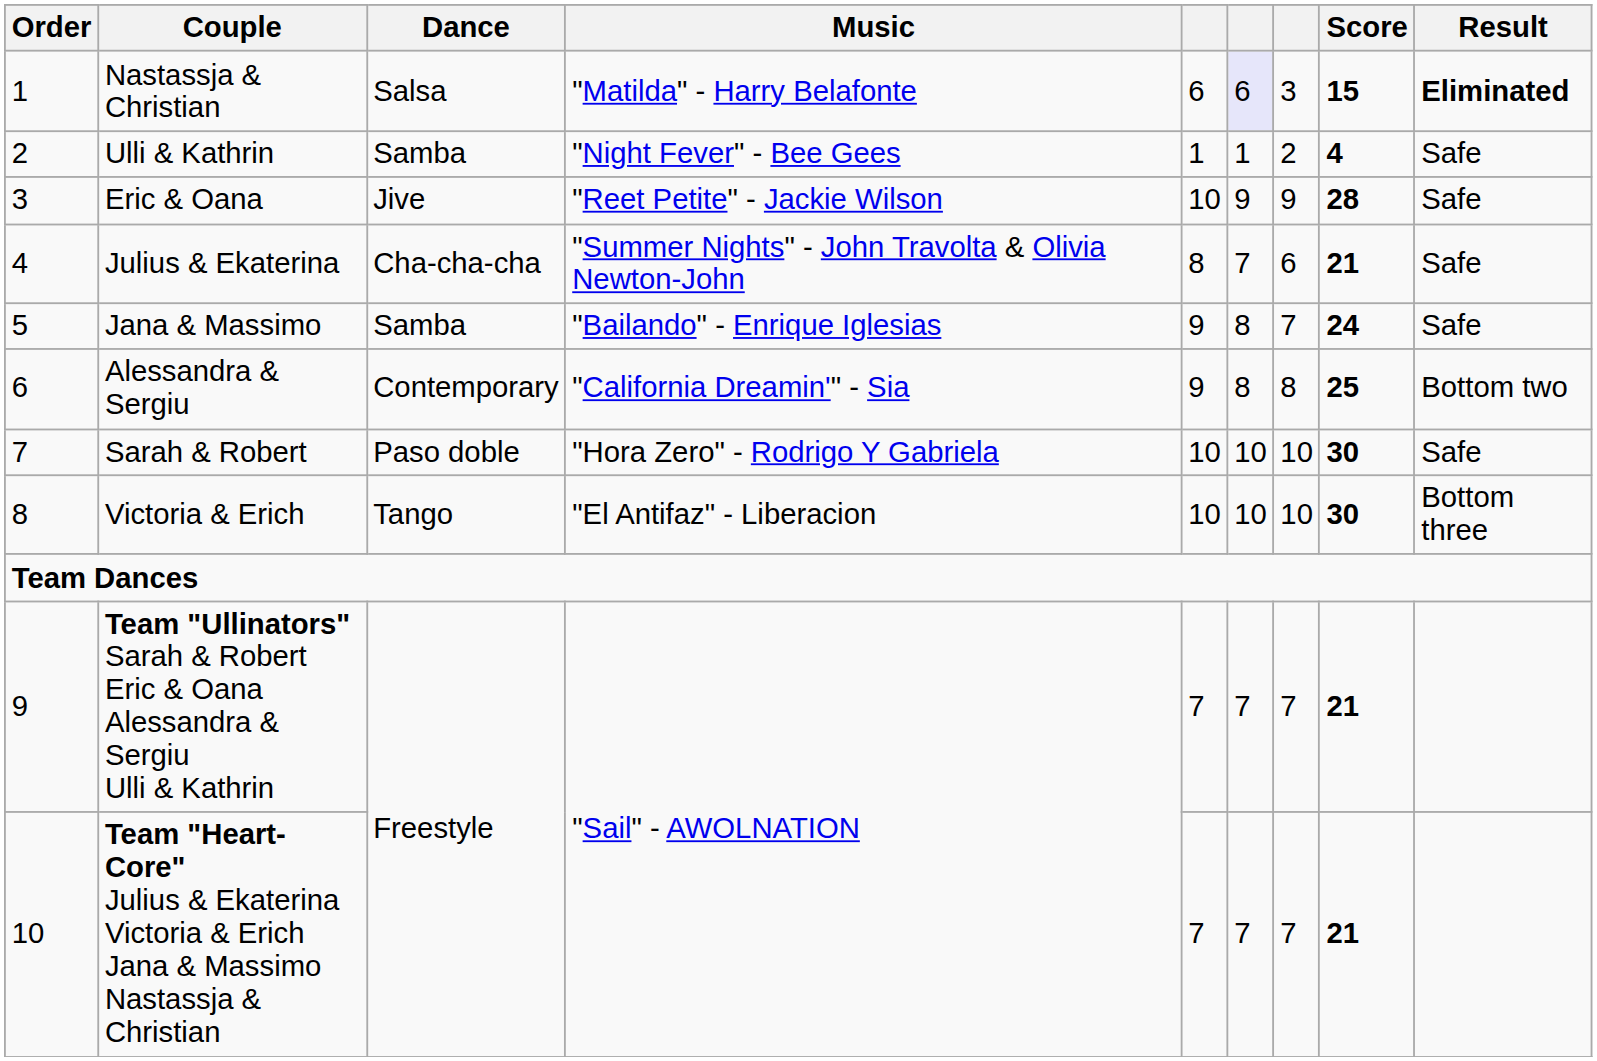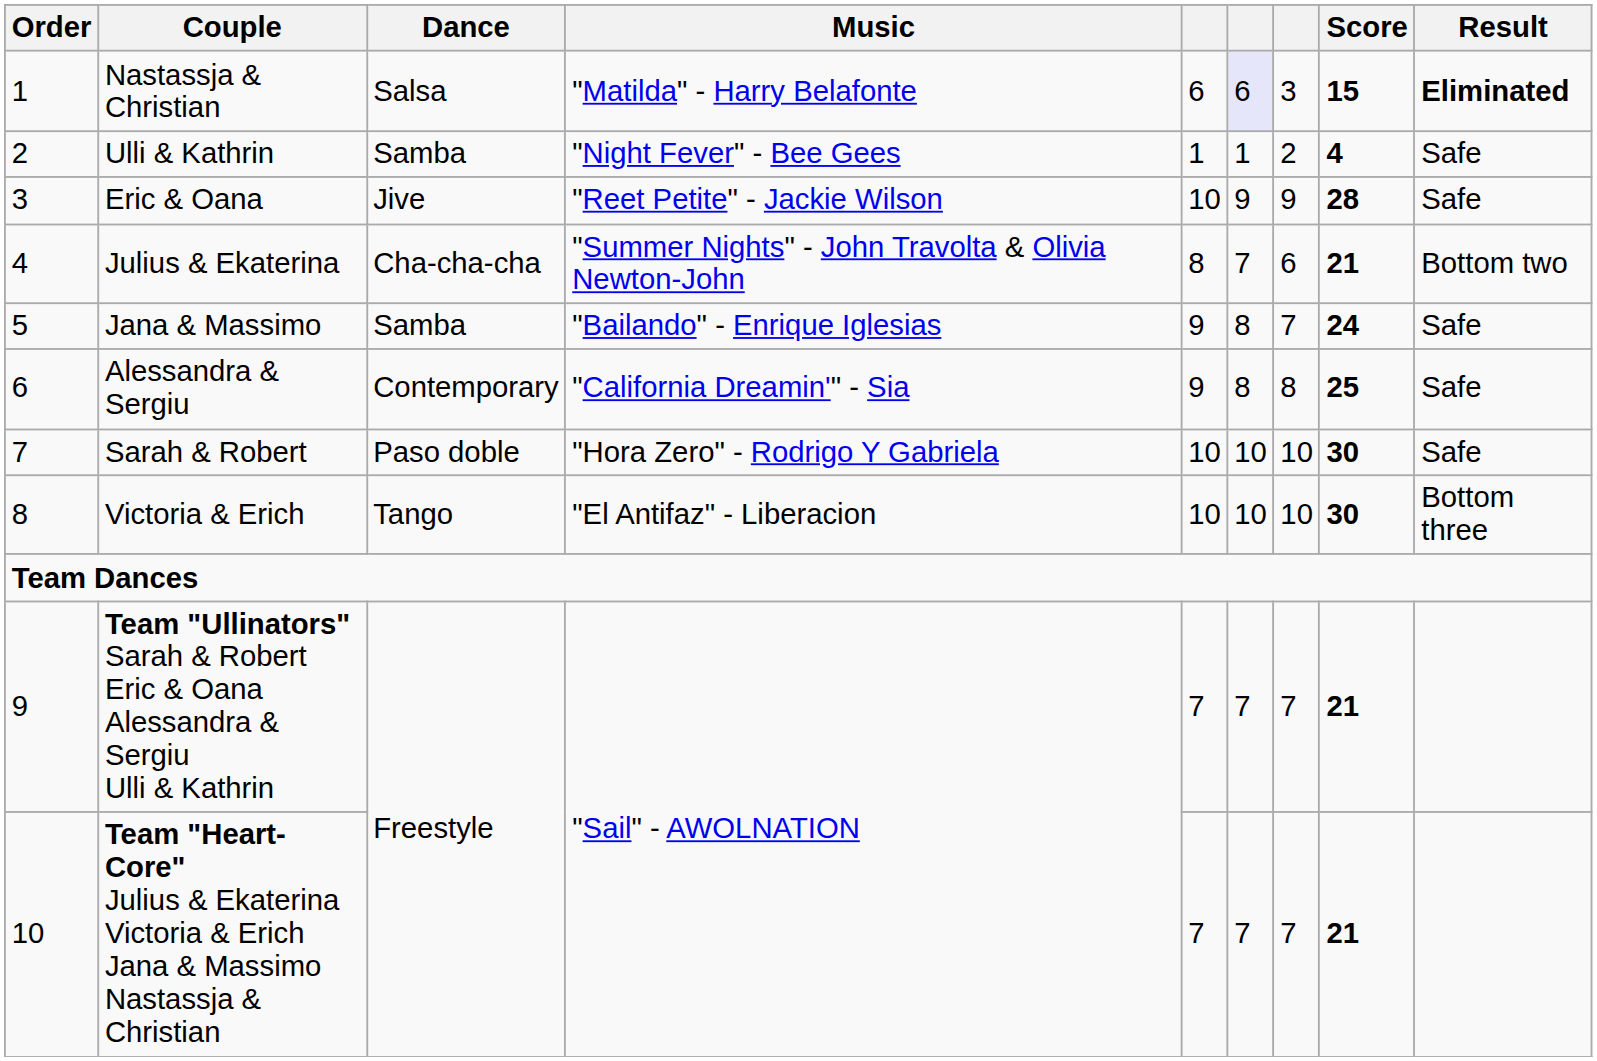(1451, 262) Safe -> (1495, 262) Bottom two
(1495, 388) Bottom two -> (1451, 388) Safe
